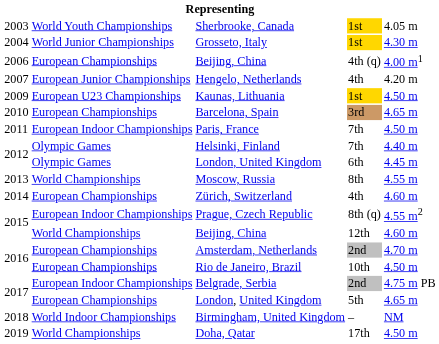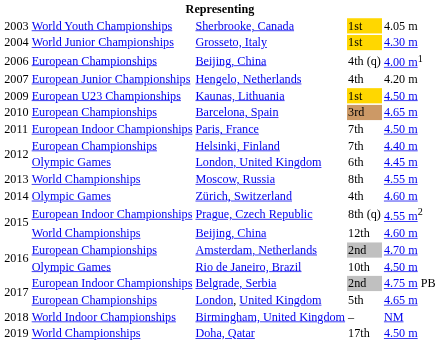(71, 146) Olympic Games -> (94, 146) European Championships
(94, 196) European Championships -> (71, 196) Olympic Games
(94, 266) European Championships -> (71, 266) Olympic Games
